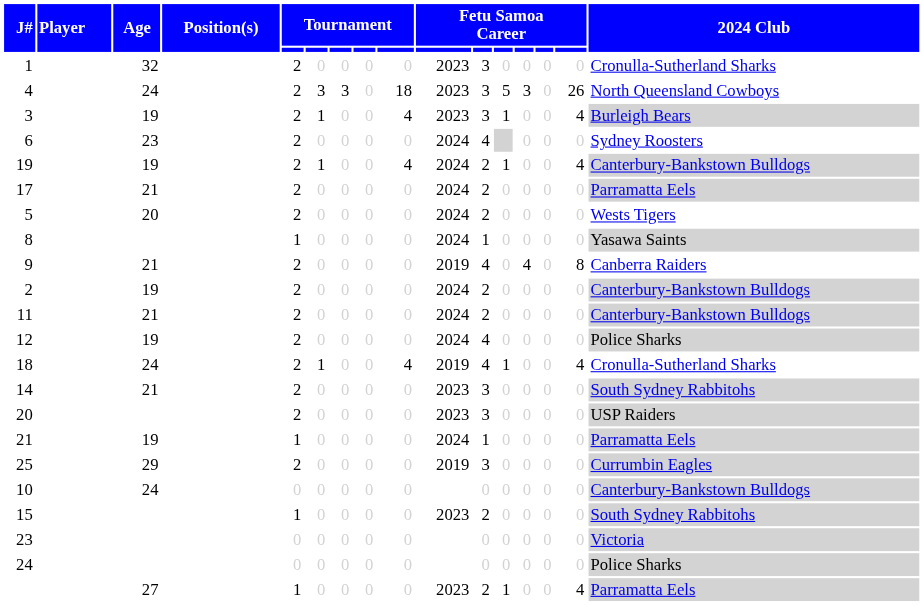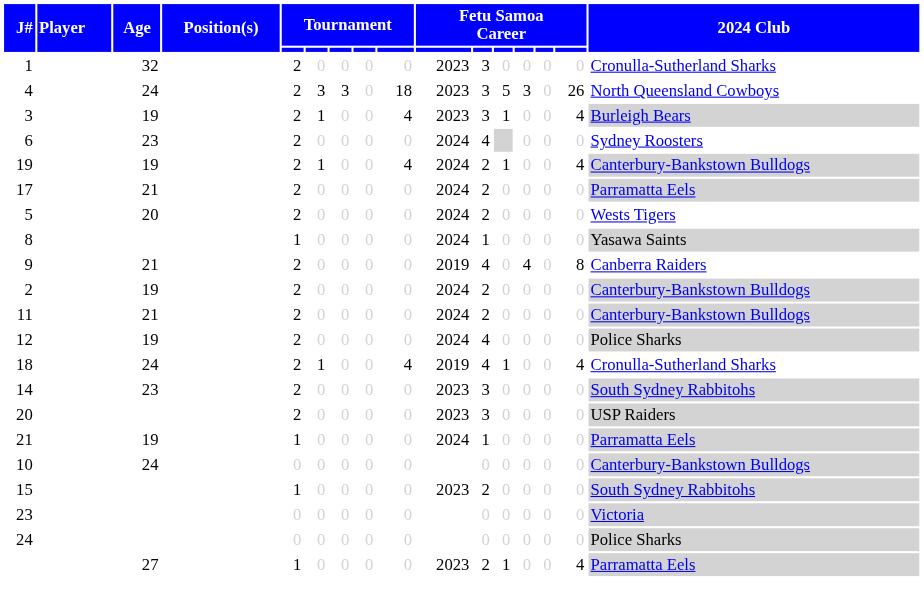(150, 389) 21 -> (150, 389) 23
- row: (24, 464)
